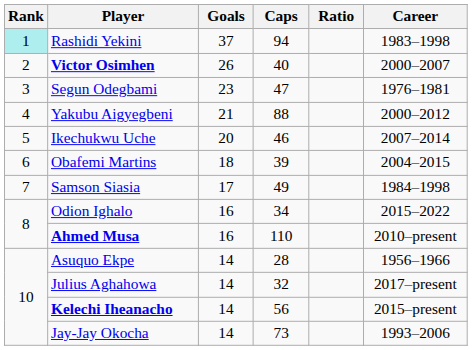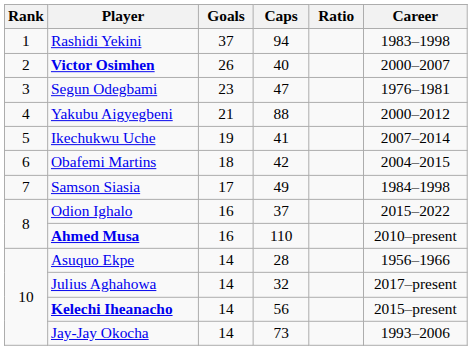(26, 41) paleturquoise background -> (26, 41) no background
(226, 138) 20 -> (226, 138) 19
(281, 138) 46 -> (281, 138) 41
(281, 162) 39 -> (281, 162) 42
(281, 211) 34 -> (281, 211) 37
